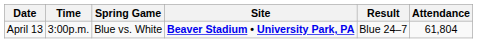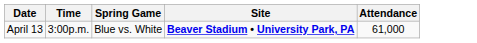- column: (383, 13)
(441, 30) 61,804 -> (388, 30) 61,000
